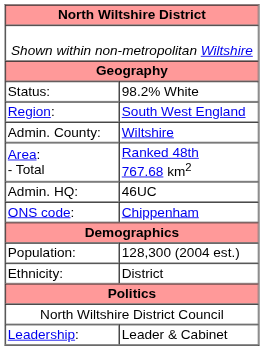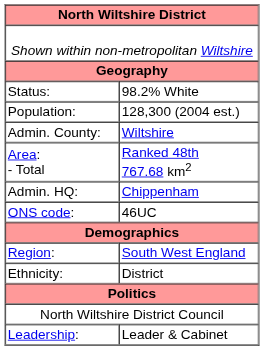rows swapped: (31, 112) <-> (42, 253)
(139, 192) 46UC -> (160, 192) Chippenham
(160, 212) Chippenham -> (139, 212) 46UC
